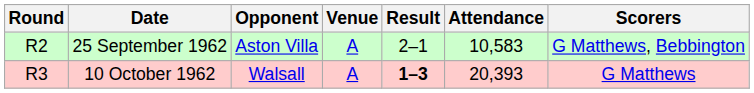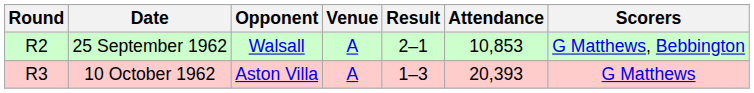(277, 46) Aston Villa -> (277, 46) Walsall
(496, 46) 10,583 -> (496, 46) 10,853
(277, 74) Walsall -> (277, 74) Aston Villa
(413, 74) bold -> (413, 74) normal
